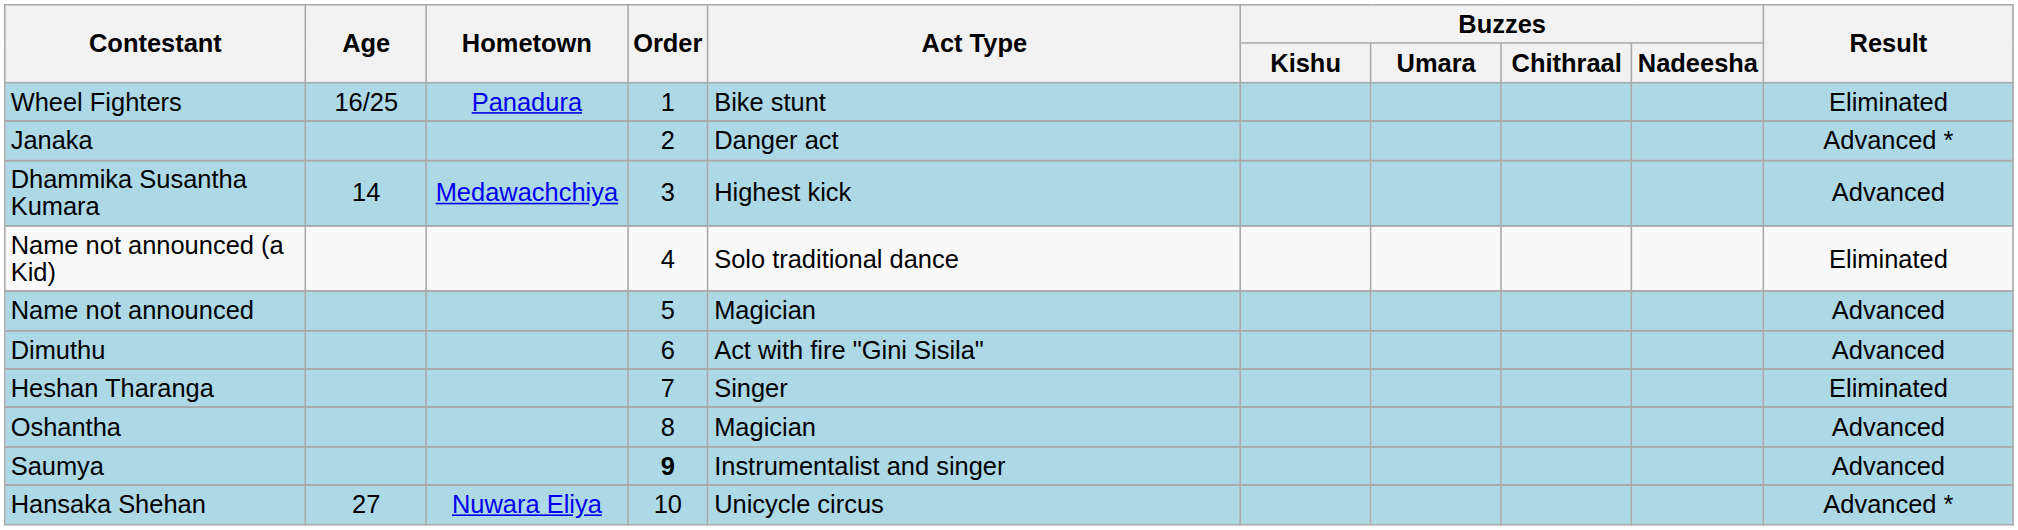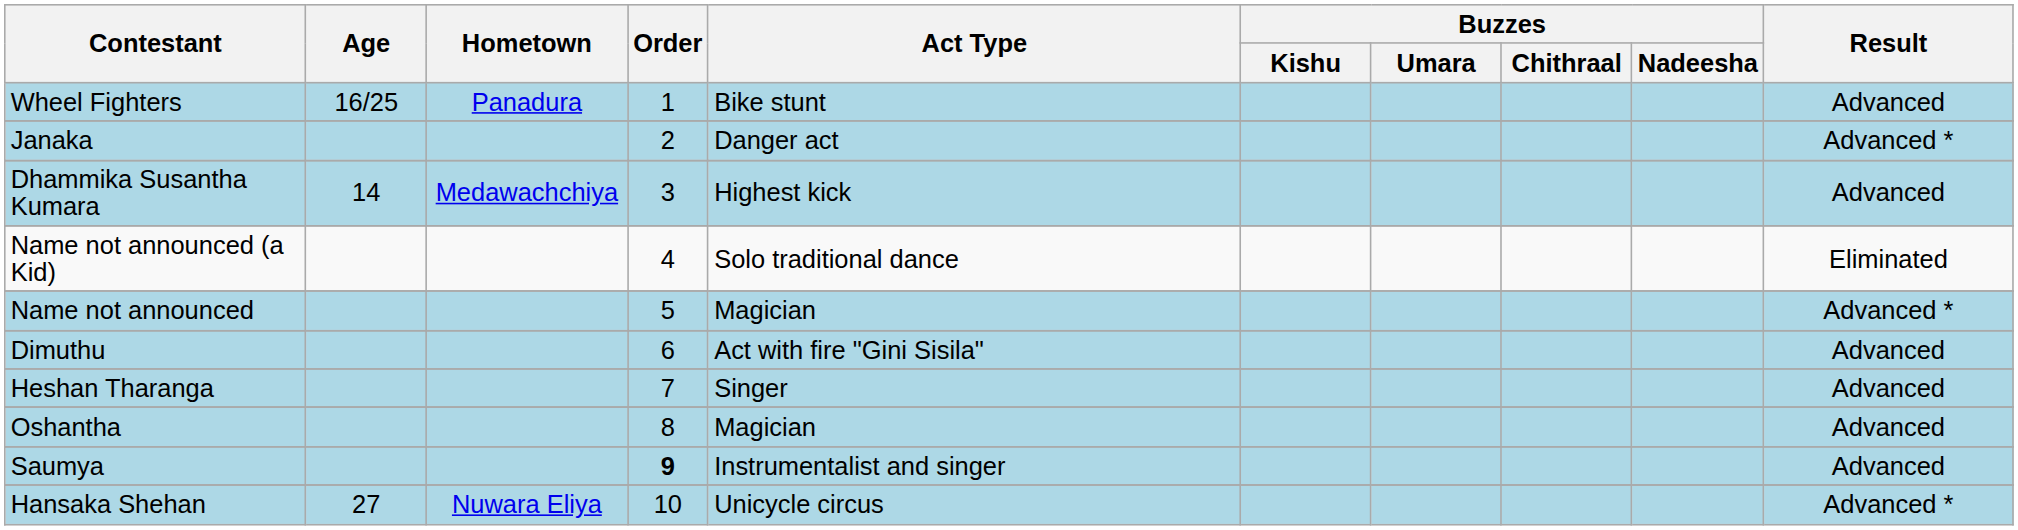(1888, 102) Eliminated -> (1888, 102) Advanced
(1888, 311) Advanced -> (1888, 311) Advanced *
(1888, 388) Eliminated -> (1888, 388) Advanced
